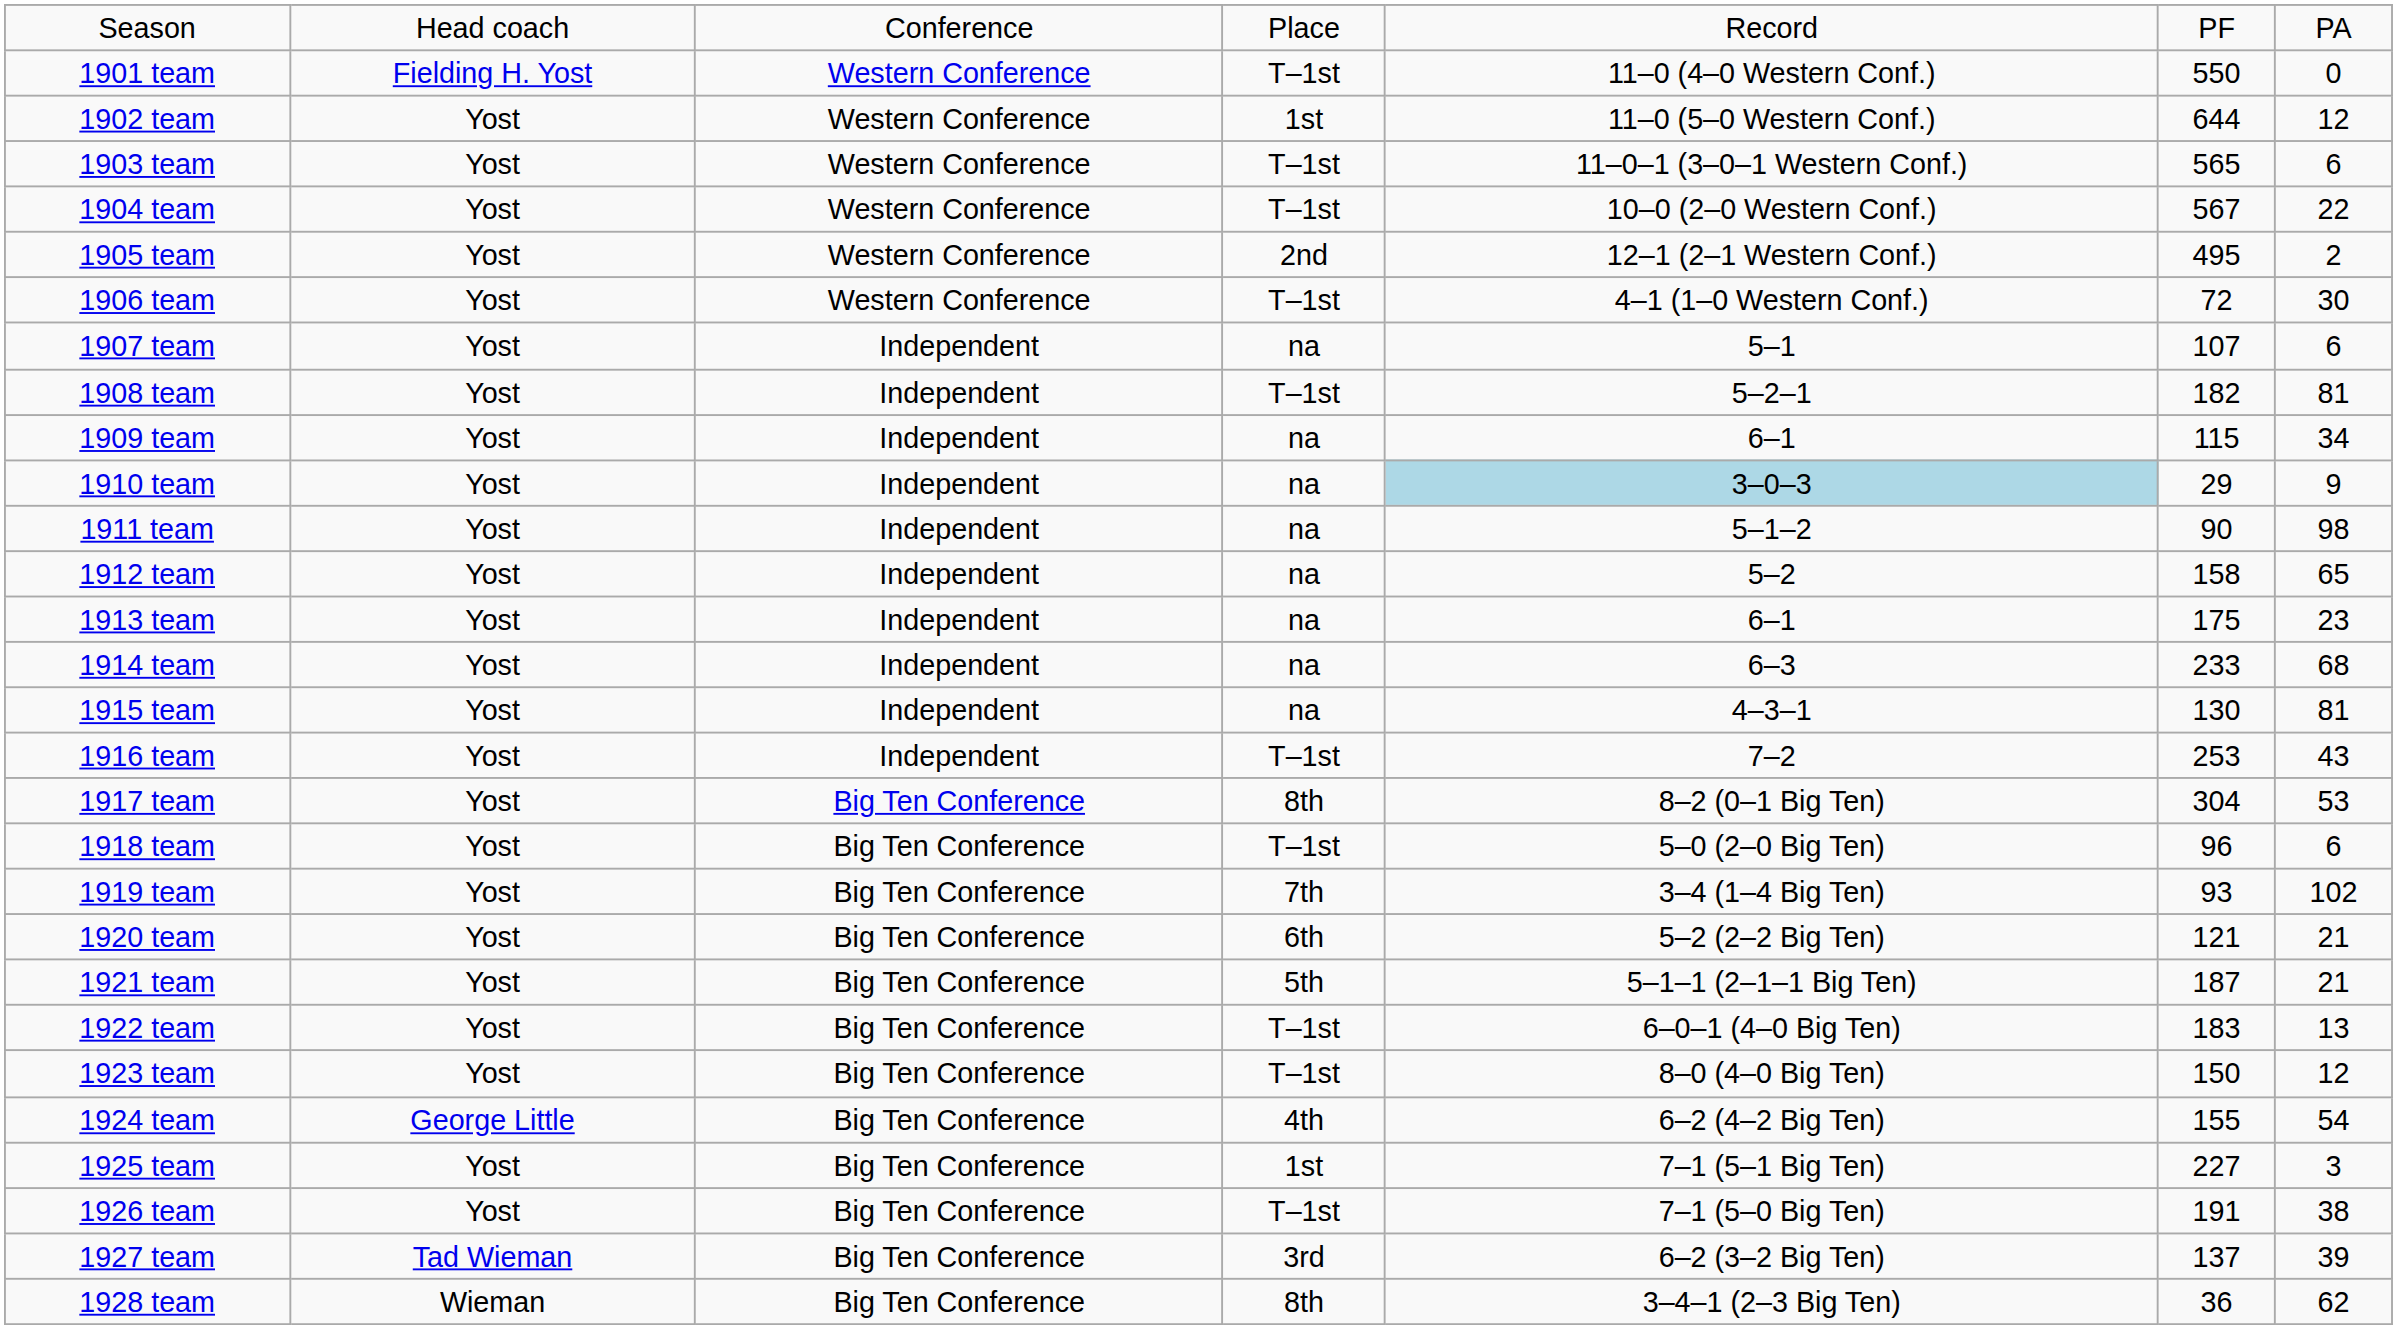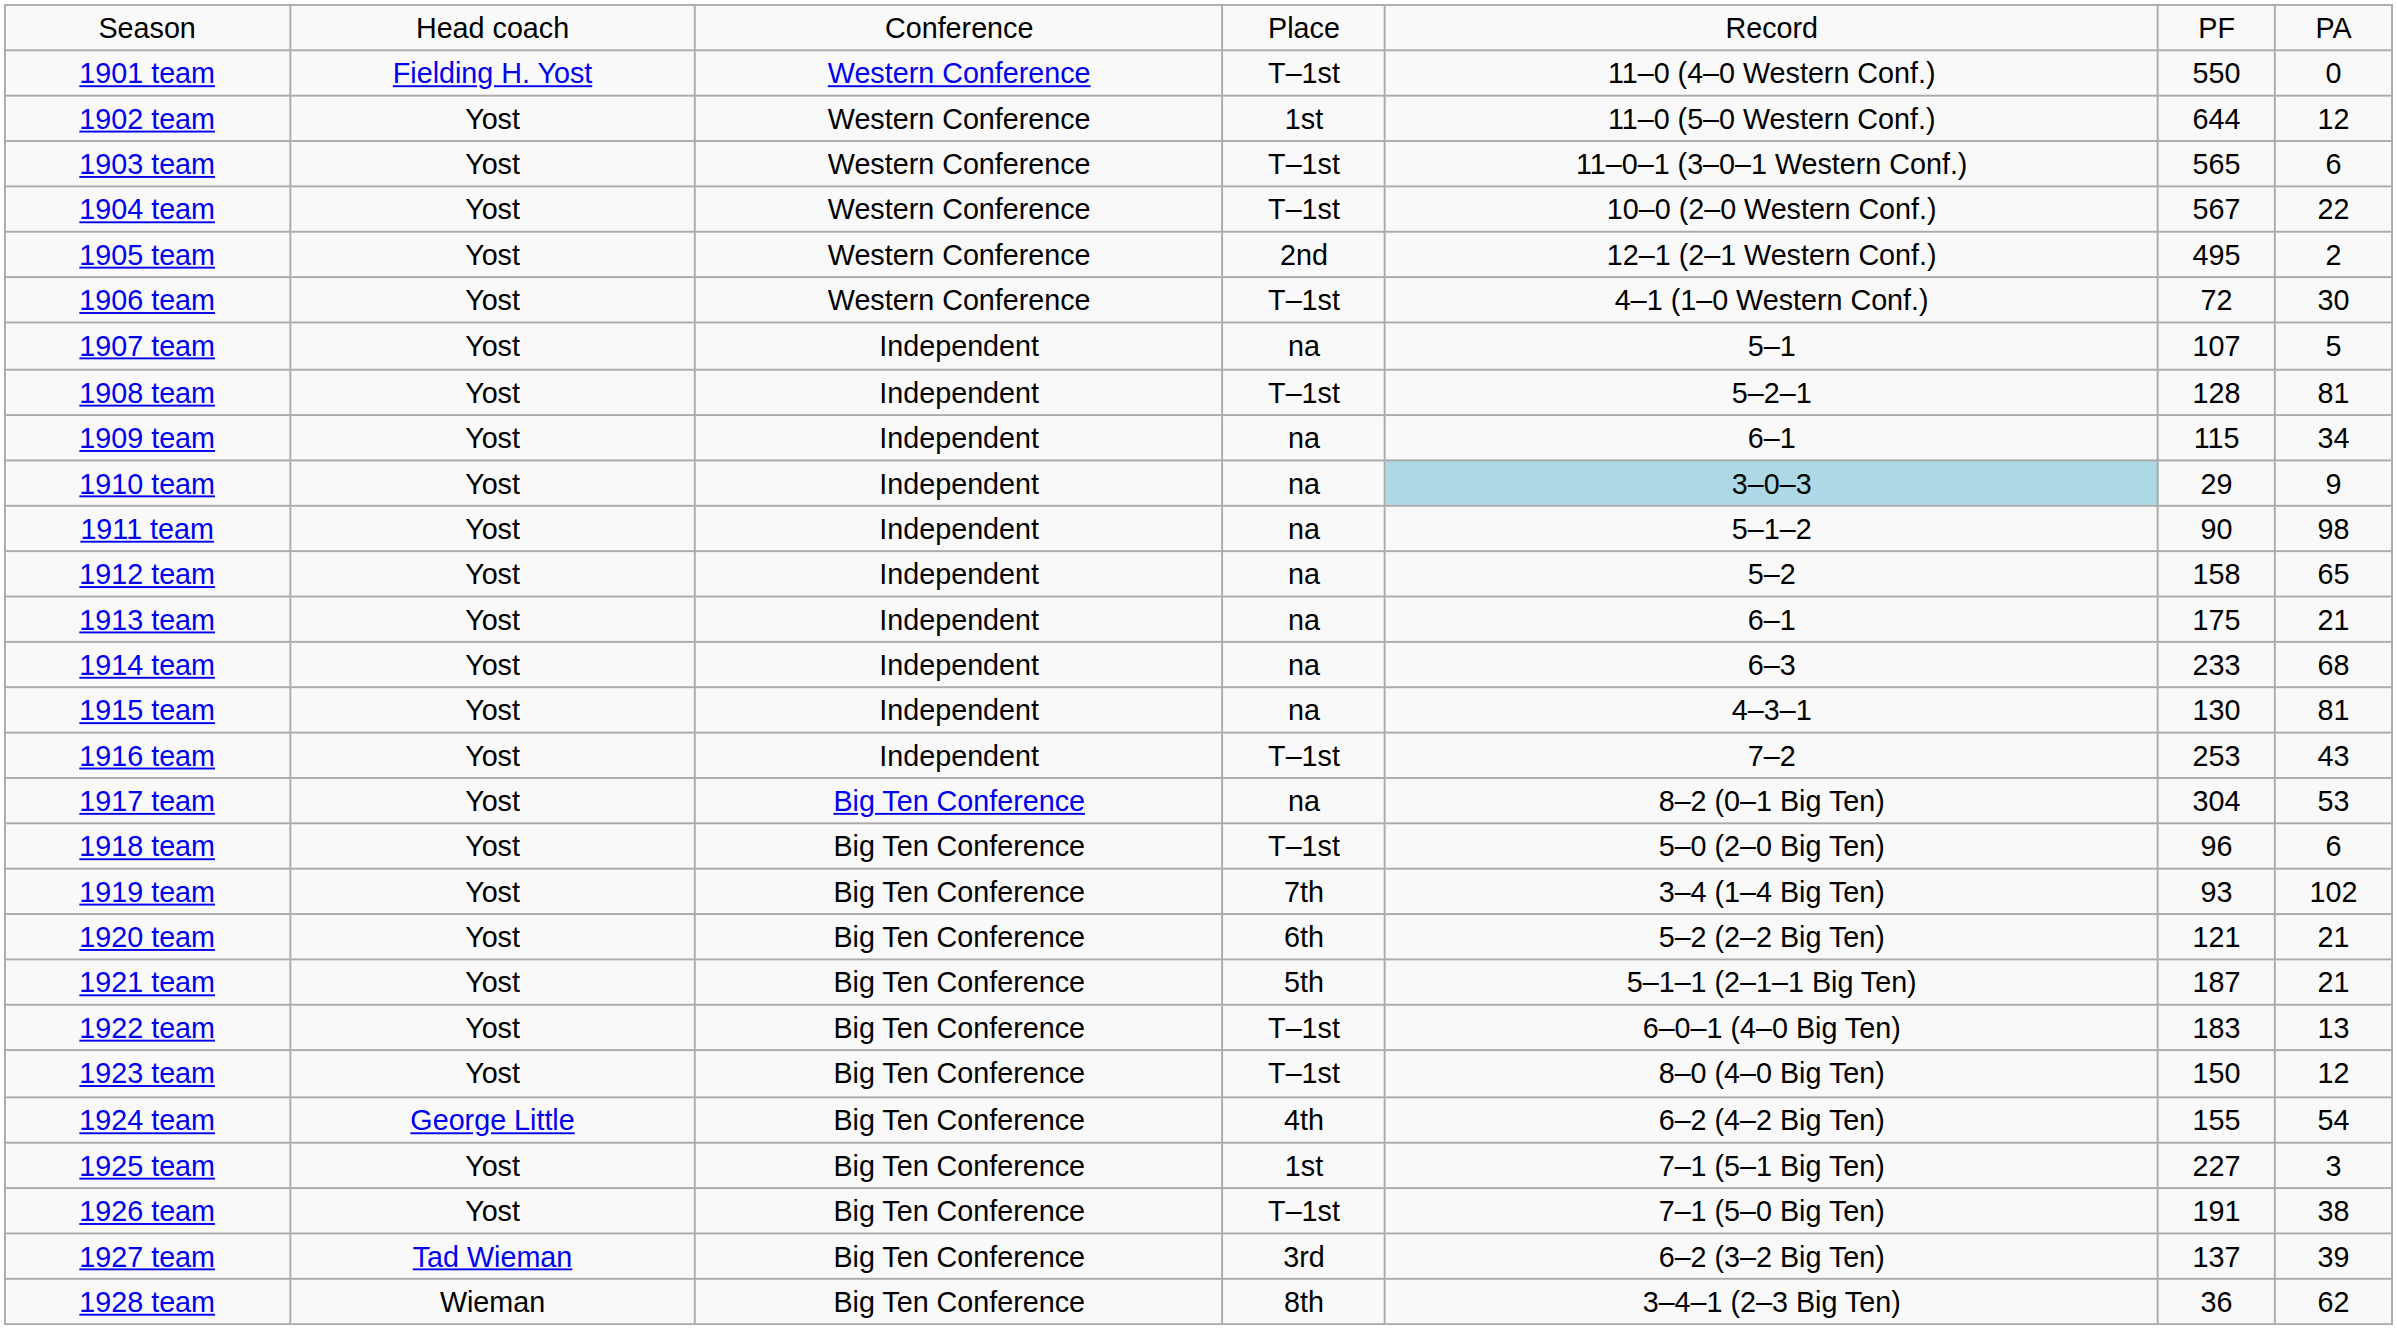(2334, 346) 6 -> (2334, 346) 5
(2217, 392) 182 -> (2217, 392) 128
(2334, 619) 23 -> (2334, 619) 21
(1304, 801) 8th -> (1304, 801) na
